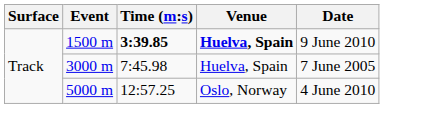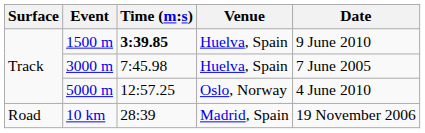(247, 41) bold -> (244, 41) normal
+ row: (86, 115)
